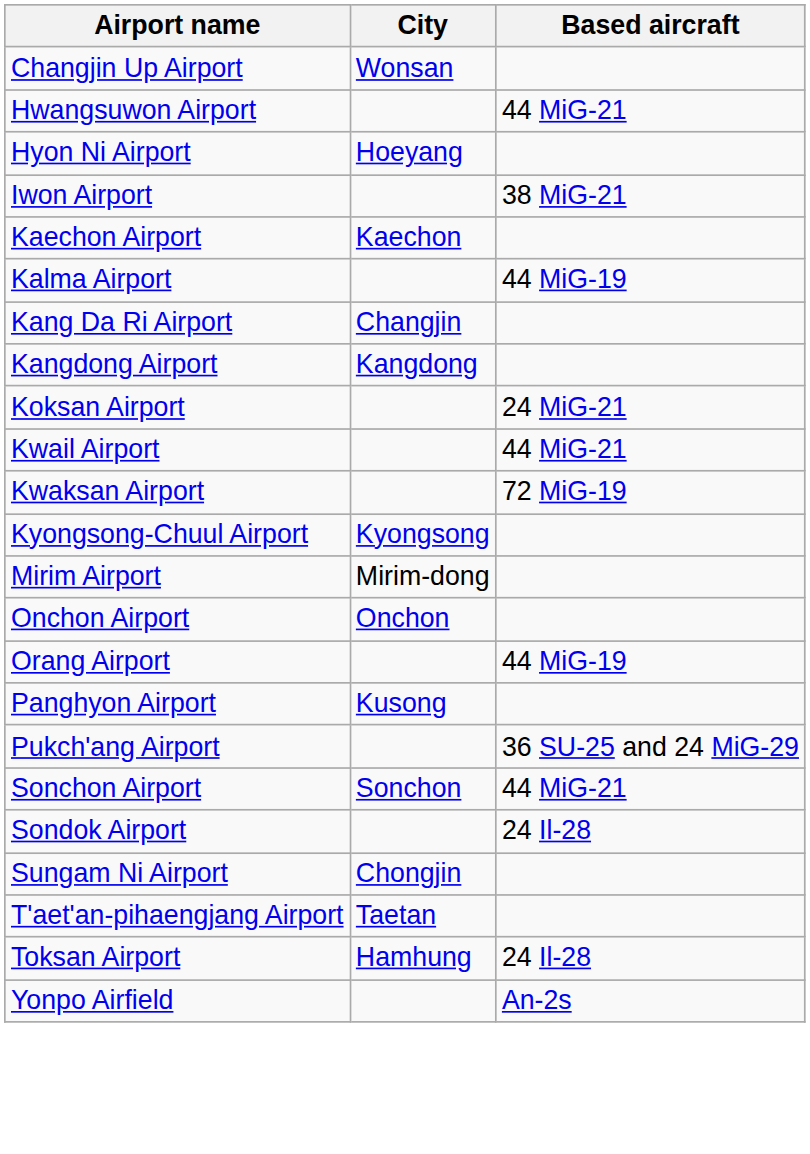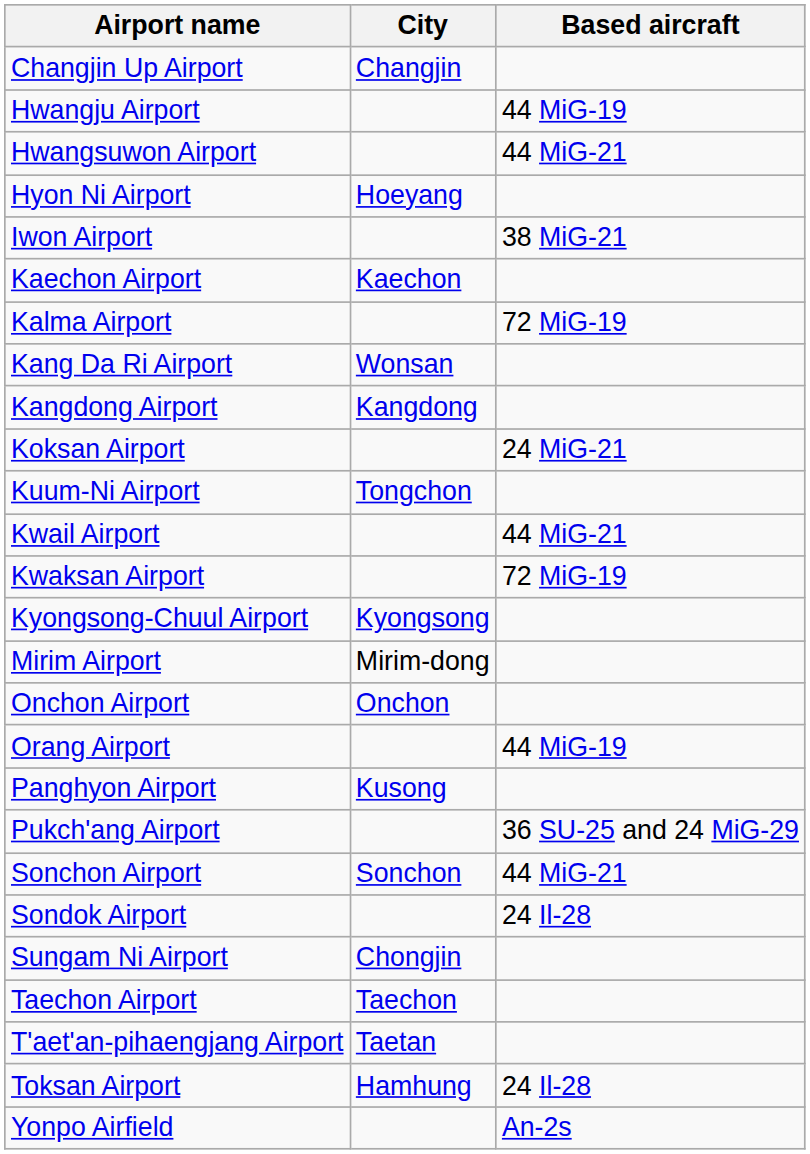(405, 68) Wonsan -> (409, 68) Changjin
+ row: (105, 110)
(564, 279) 44 MiG-19 -> (564, 322) 72 MiG-19
(409, 322) Changjin -> (405, 364) Wonsan
+ row: (105, 491)
+ row: (104, 1000)
